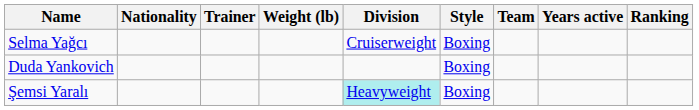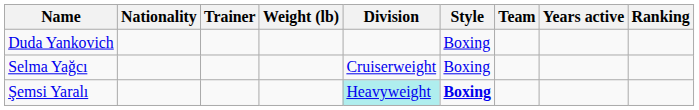rows swapped: (48, 42) <-> (61, 67)
(467, 92) normal -> (467, 92) bold
